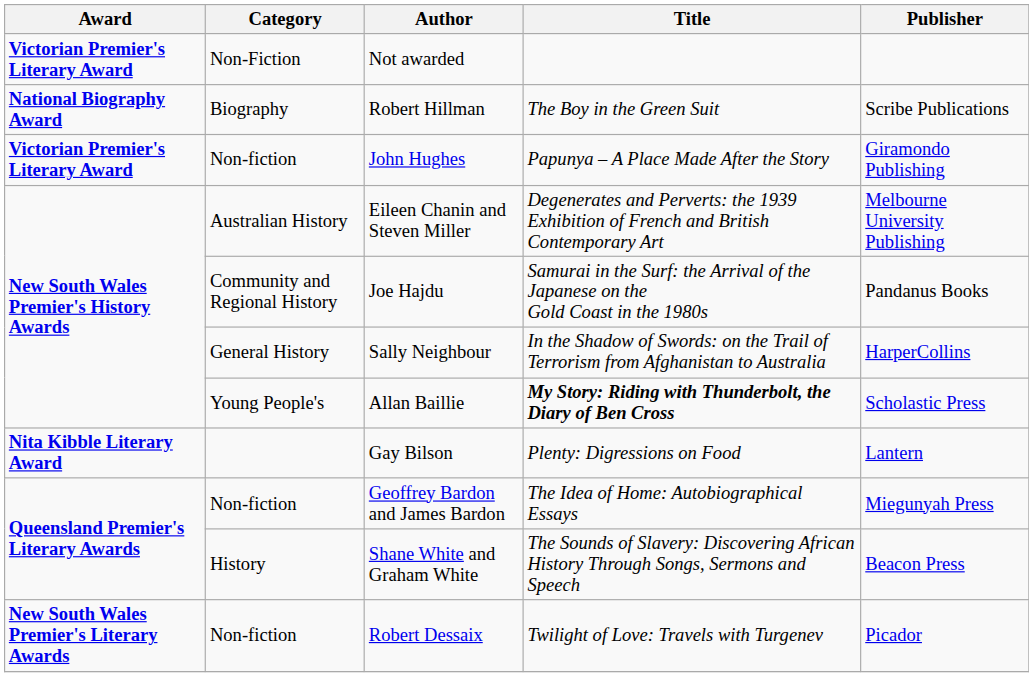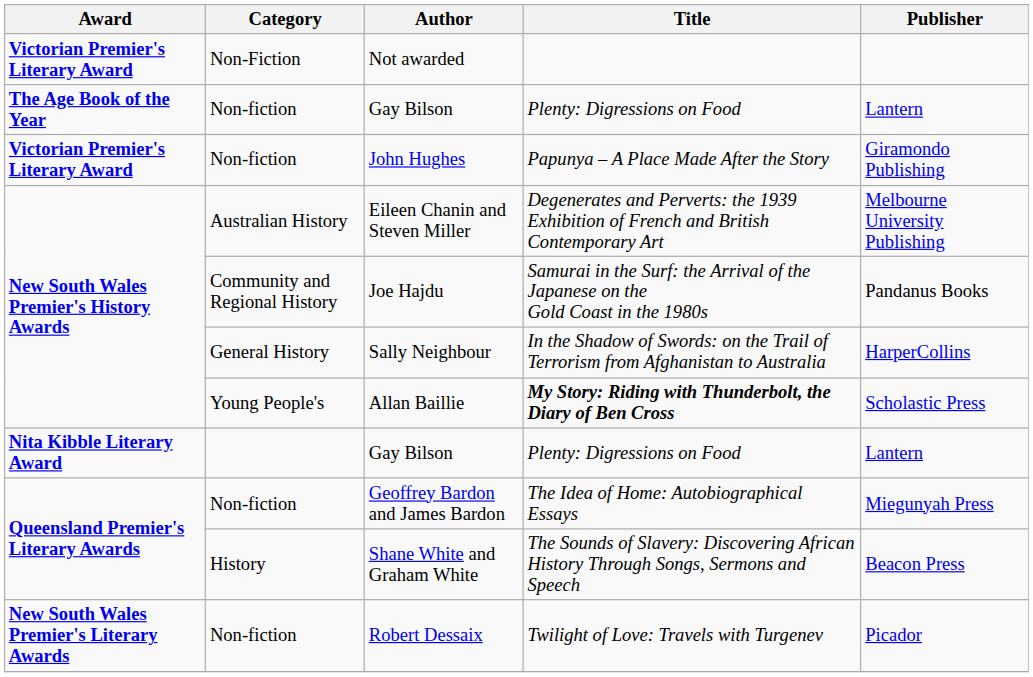+ row: (253, 109)
- row: (249, 109)
